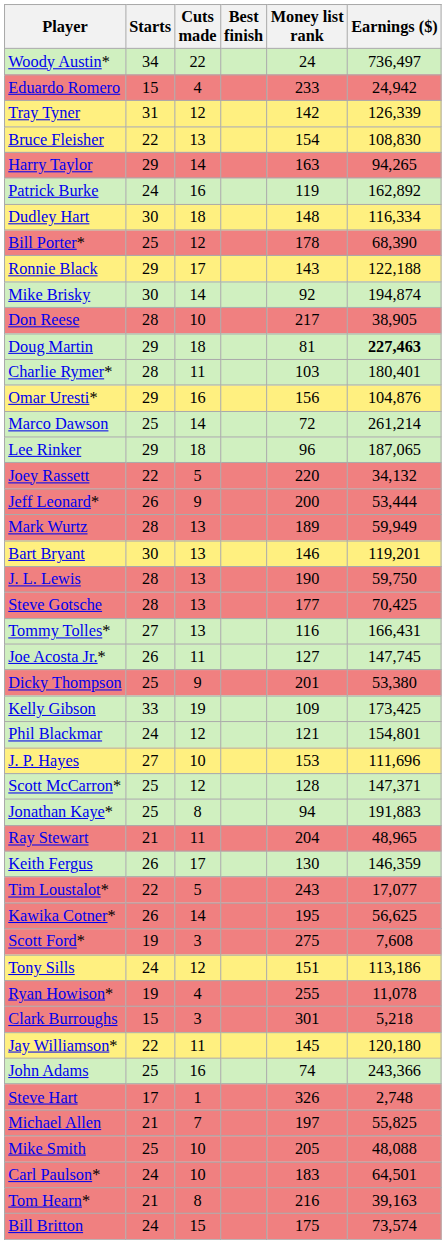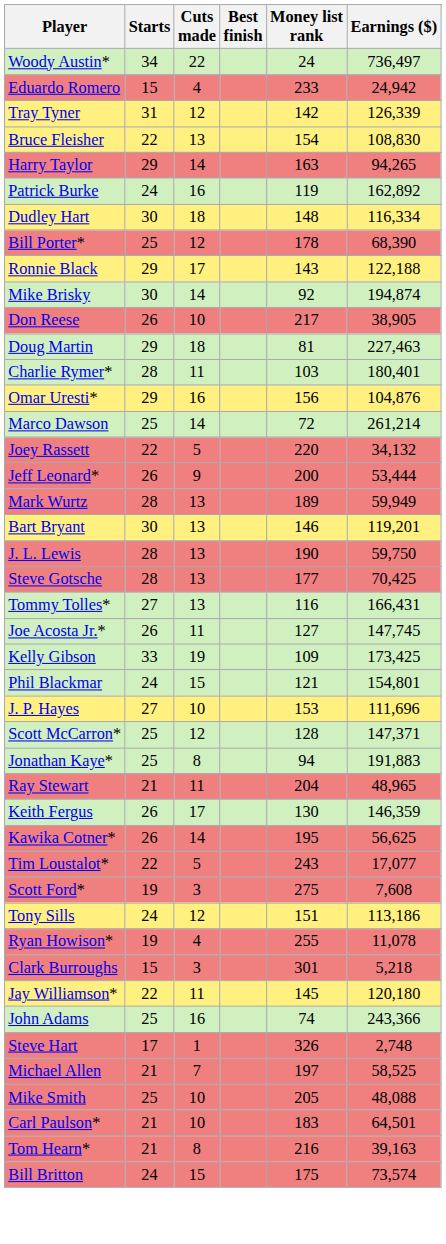(150, 320) 28 -> (150, 320) 26
(394, 346) bold -> (394, 346) normal
- row: (45, 449)
- row: (65, 682)
(198, 734) 12 -> (197, 682) 15
rows swapped: (59, 889) <-> (62, 915)
(394, 1122) 55,825 -> (394, 1071) 58,525
(150, 1174) 24 -> (150, 1122) 21
